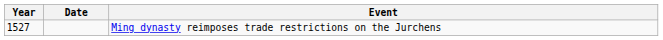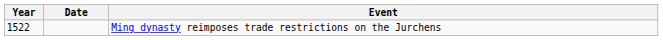(18, 28) 1527 -> (18, 28) 1522
